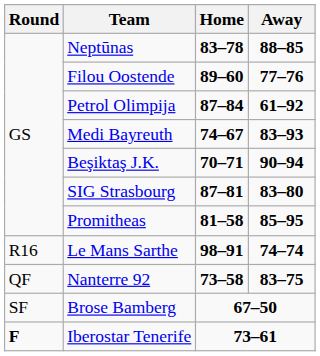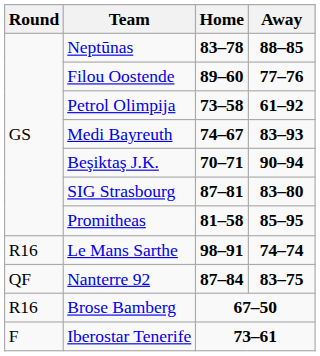(222, 105) 87–84 -> (222, 105) 73–58
(222, 278) 73–58 -> (222, 278) 87–84
(18, 307) SF -> (23, 307) R16
(14, 336) bold -> (13, 336) normal
